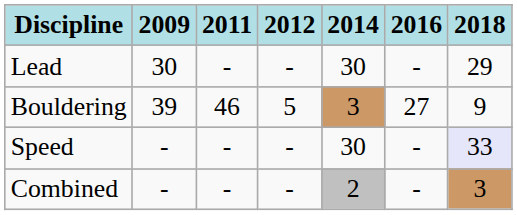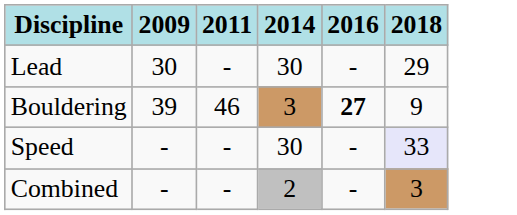- column: (290, 24)
(416, 106) normal -> (353, 106) bold
